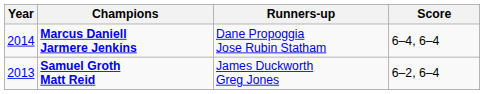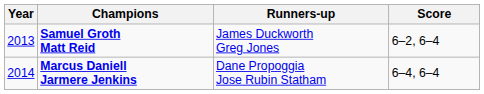rows swapped: (89, 41) <-> (80, 74)
